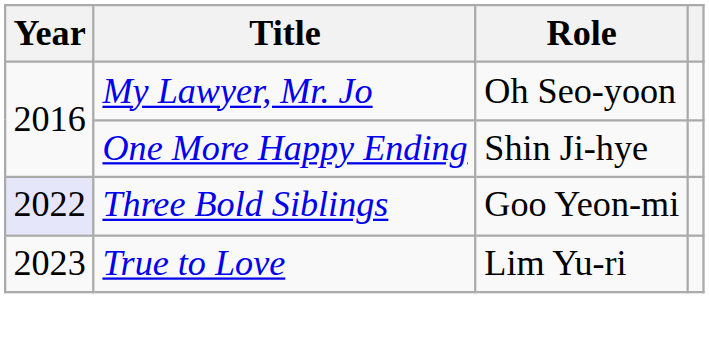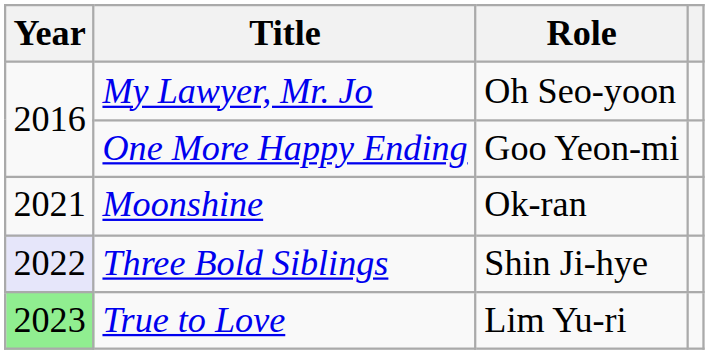(566, 147) Shin Ji-hye -> (582, 147) Goo Yeon-mi
+ row: (183, 205)
(582, 205) Goo Yeon-mi -> (566, 262) Shin Ji-hye
(50, 262) no background -> (50, 319) lightgreen background
